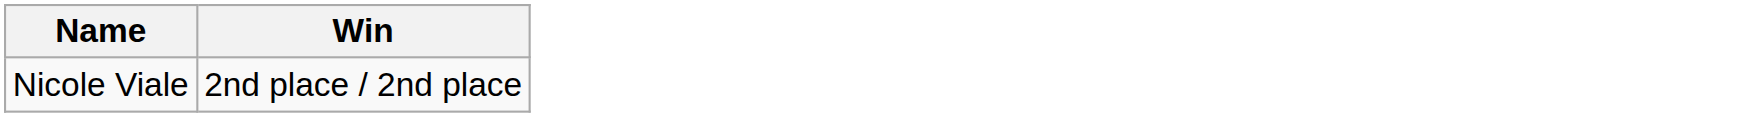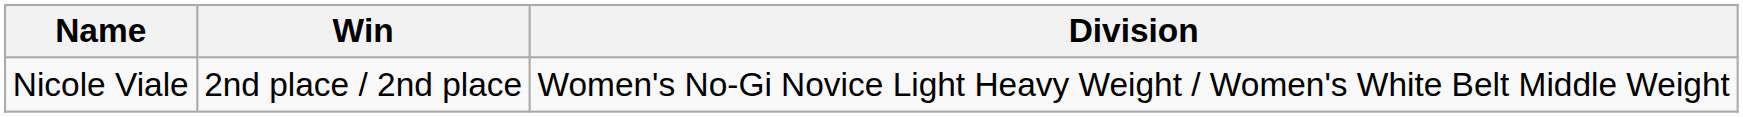+ column: (1134, 31)
